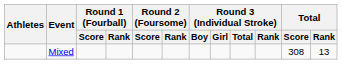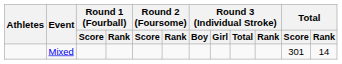(296, 52) 308 -> (296, 52) 301
(324, 52) 13 -> (324, 52) 14
